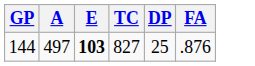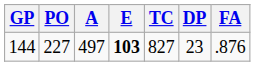+ column: (57, 18)
(160, 46) 25 -> (195, 46) 23
